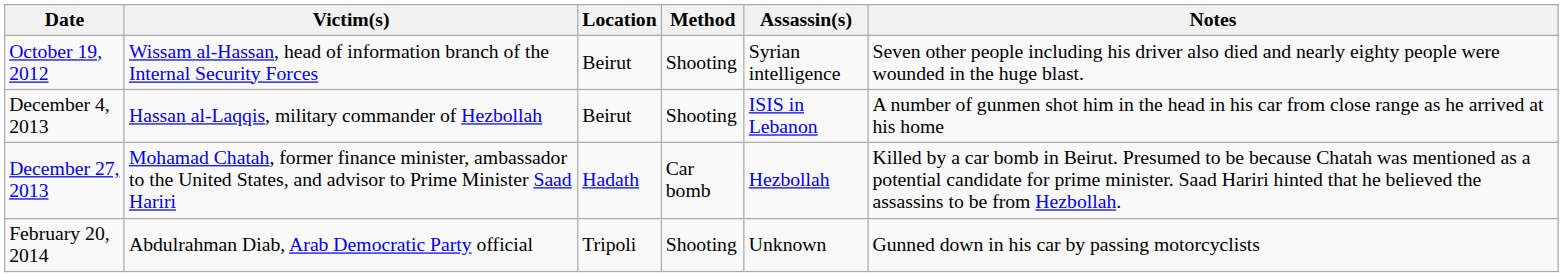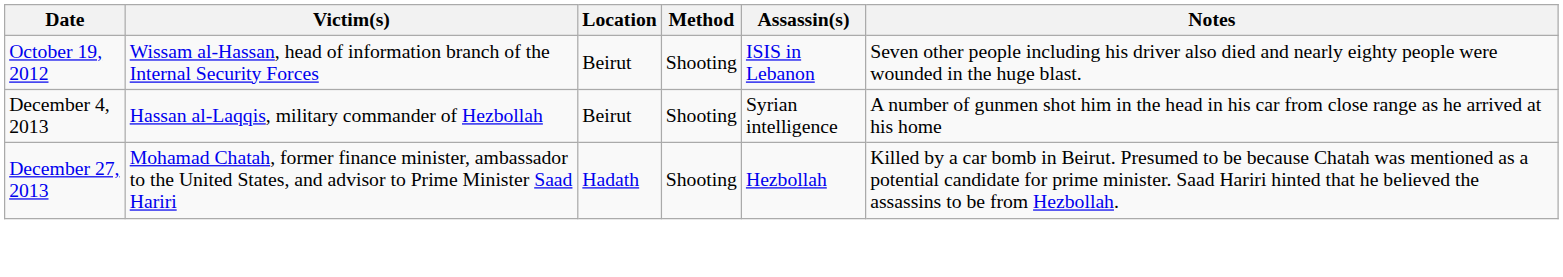(795, 62) Syrian intelligence -> (780, 62) ISIS in Lebanon
(783, 115) ISIS in Lebanon -> (792, 115) Syrian intelligence
(688, 180) Car bomb -> (701, 180) Shooting
- row: (59, 244)
